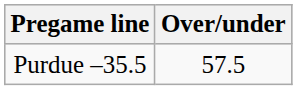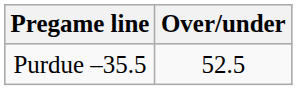(223, 63) 57.5 -> (223, 63) 52.5
